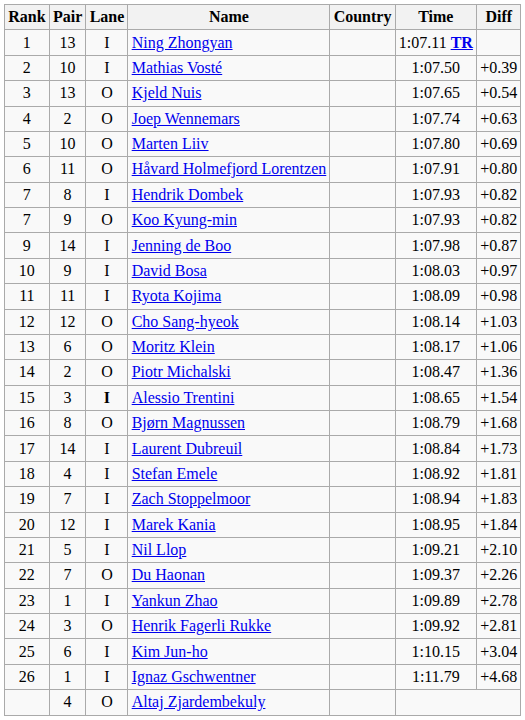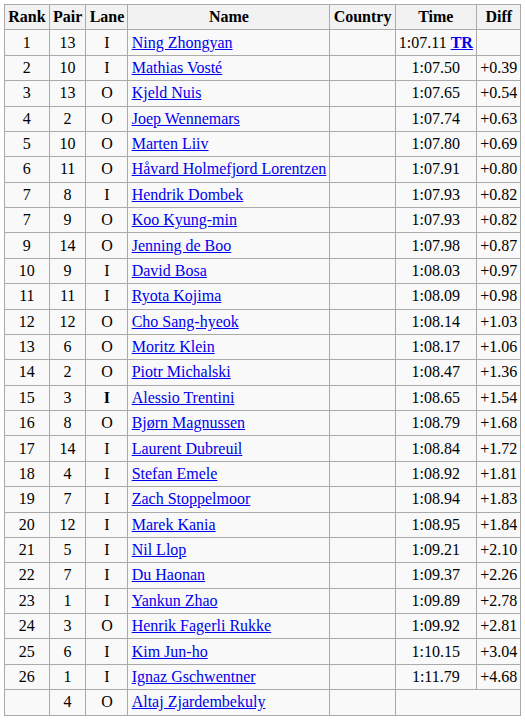(107, 245) I -> (107, 245) O
(499, 448) +1.73 -> (499, 448) +1.72
(107, 575) O -> (107, 575) I
